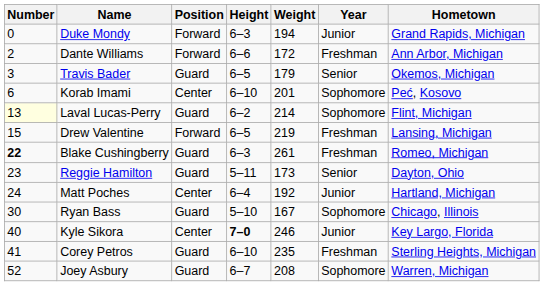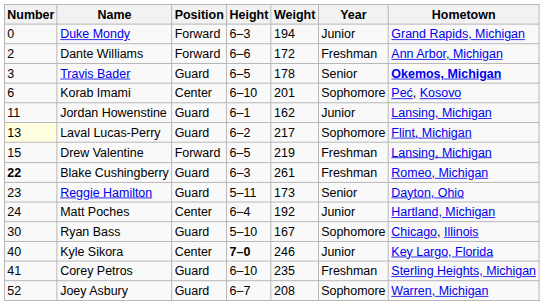(284, 74) 179 -> (284, 74) 178
(443, 74) normal -> (446, 74) bold
+ row: (113, 113)
(284, 113) 214 -> (284, 133) 217
